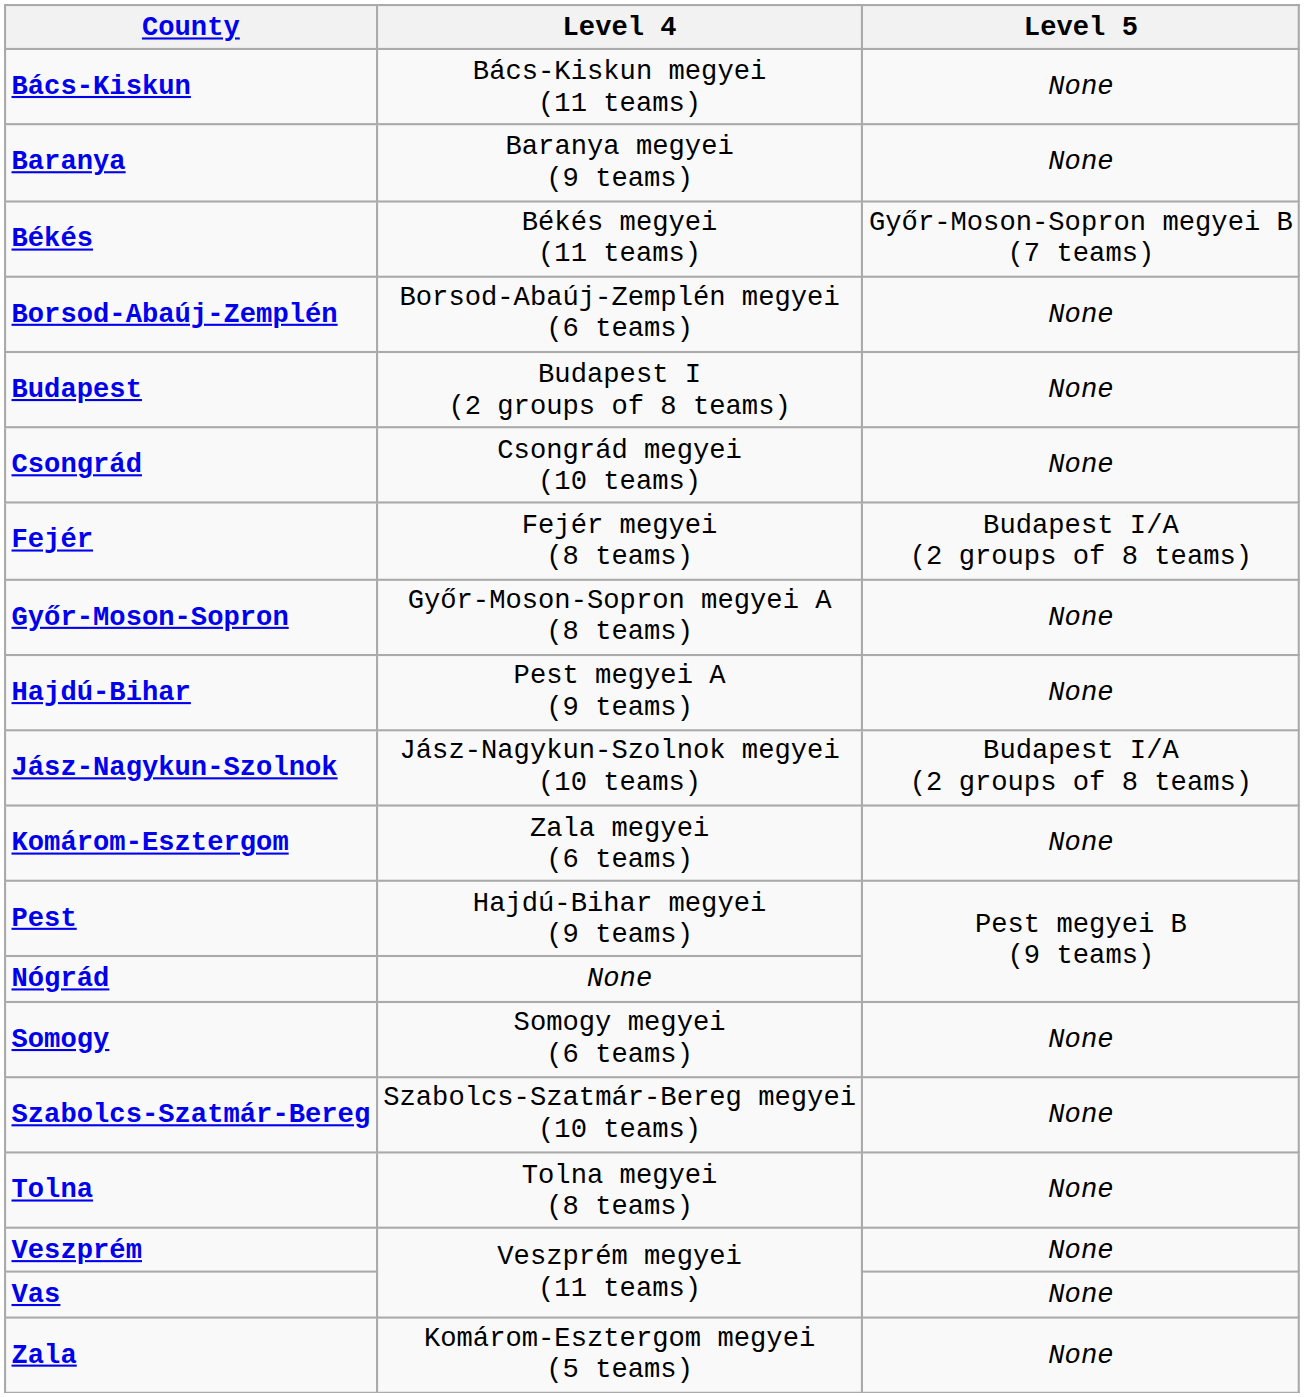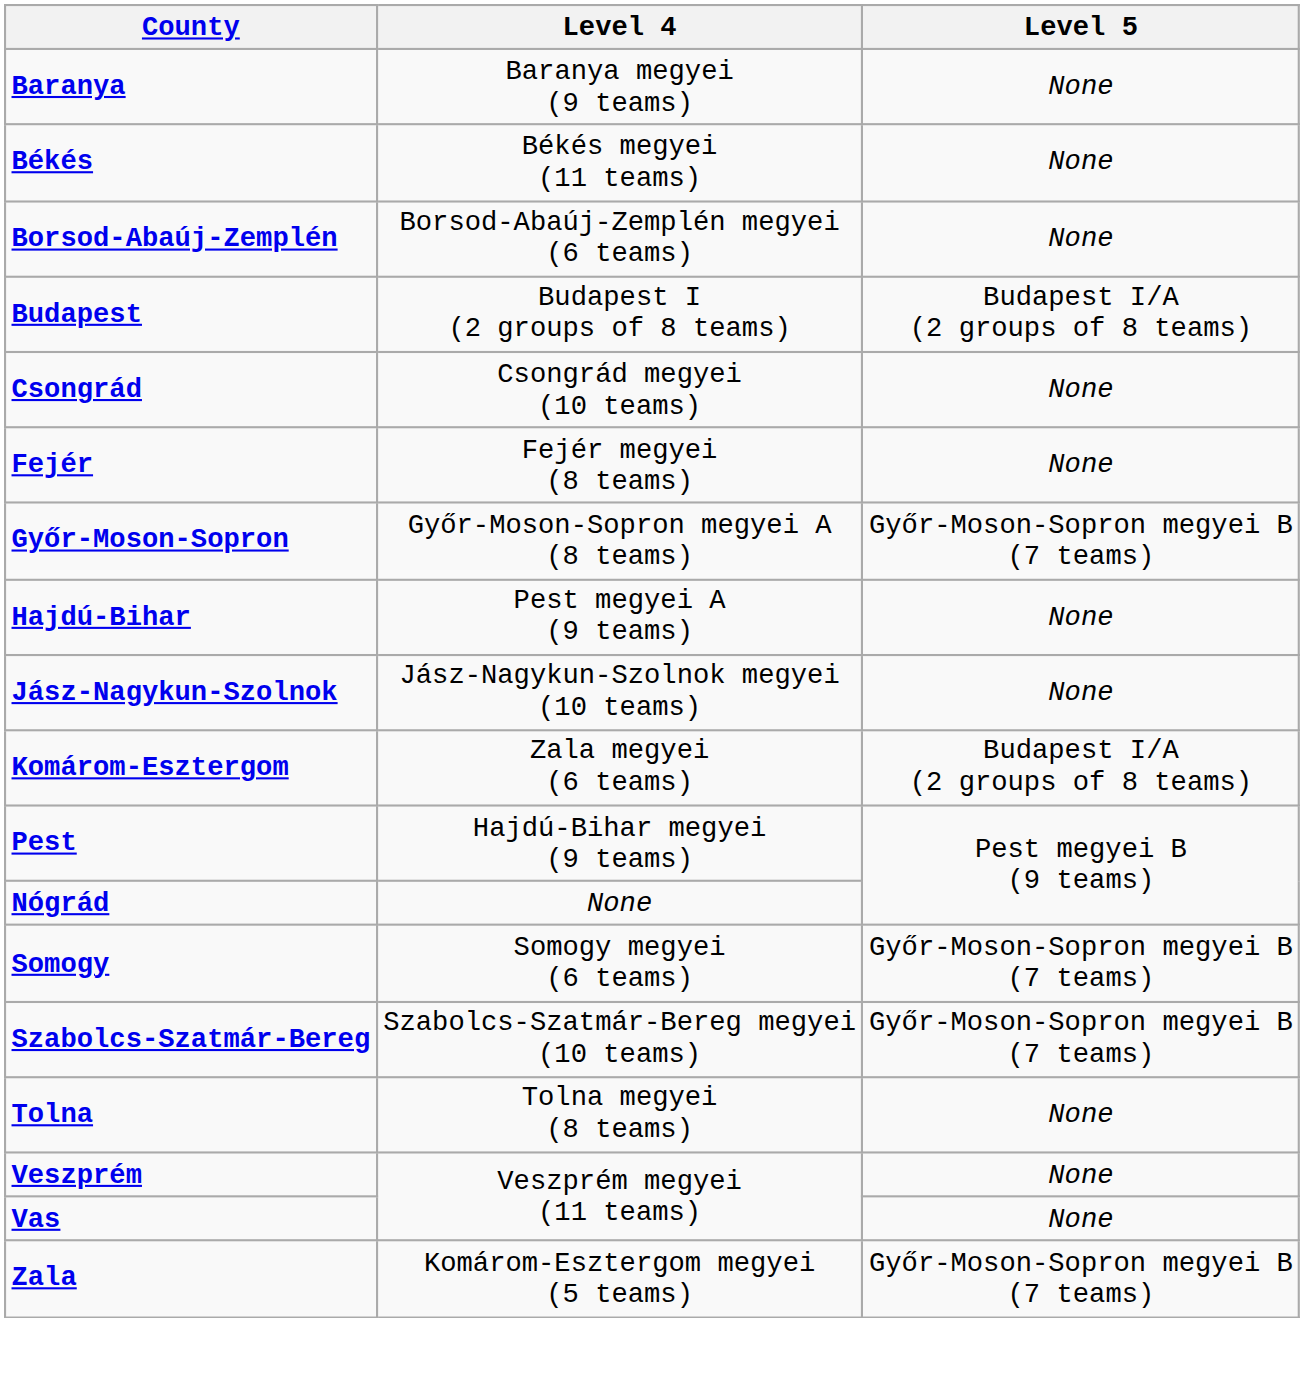- row: (101, 87)
(1081, 238) Győr-Moson-Sopron megyei B (7 teams) -> (1081, 163) None
(1081, 390) None -> (1081, 314) Budapest I/A (2 groups of 8 teams)
(1081, 541) Budapest I/A (2 groups of 8 teams) -> (1081, 465) None
(1081, 617) None -> (1081, 541) Győr-Moson-Sopron megyei B (7 teams)
(1081, 768) Budapest I/A (2 groups of 8 teams) -> (1081, 692) None
(1081, 843) None -> (1081, 768) Budapest I/A (2 groups of 8 teams)
(1081, 1039) None -> (1081, 963) Győr-Moson-Sopron megyei B (7 teams)
(1081, 1115) None -> (1081, 1039) Győr-Moson-Sopron megyei B (7 teams)
(1081, 1354) None -> (1081, 1279) Győr-Moson-Sopron megyei B (7 teams)
